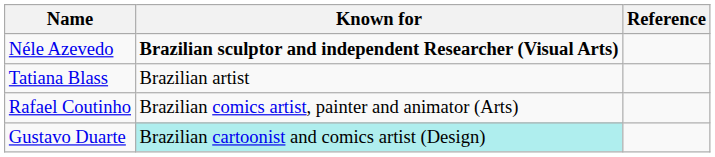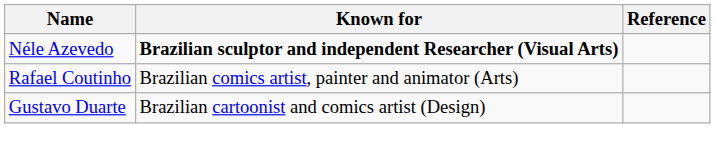- row: (58, 78)
(312, 136) paleturquoise background -> (312, 107) no background
